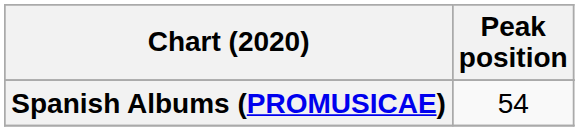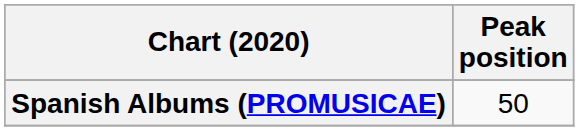(513, 102) 54 -> (513, 102) 50
